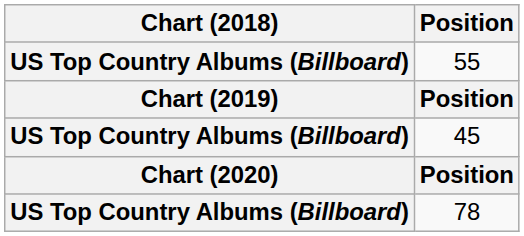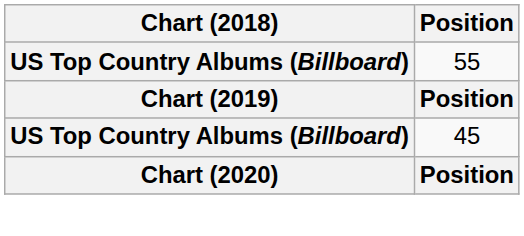- row: (467, 212)
